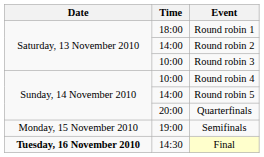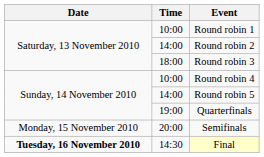(171, 29) 18:00 -> (171, 29) 10:00
(171, 62) 10:00 -> (171, 62) 18:00
(171, 111) 20:00 -> (171, 111) 19:00
(171, 128) 19:00 -> (171, 128) 20:00
